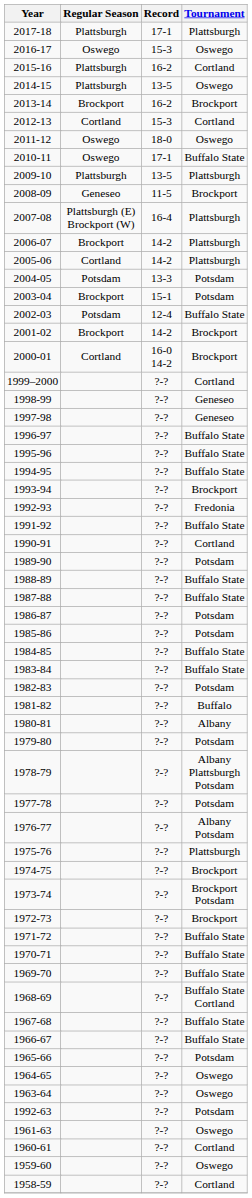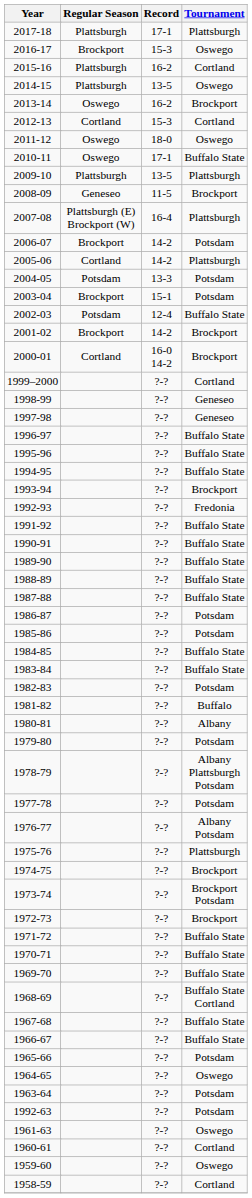(101, 49) Oswego -> (101, 49) Brockport
(101, 103) Brockport -> (101, 103) Oswego
(214, 242) Plattsburgh -> (214, 242) Potsdam
(214, 543) Cortland -> (214, 543) Buffalo State
(214, 561) Potsdam -> (214, 561) Buffalo State
(214, 1093) Oswego -> (214, 1093) Potsdam
